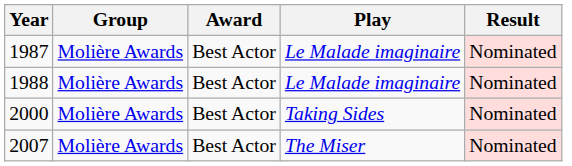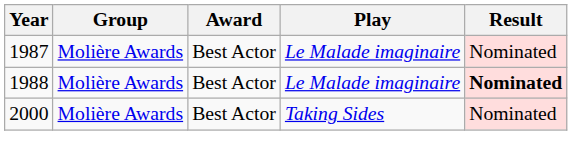(513, 82) normal -> (516, 82) bold
- row: (29, 144)
